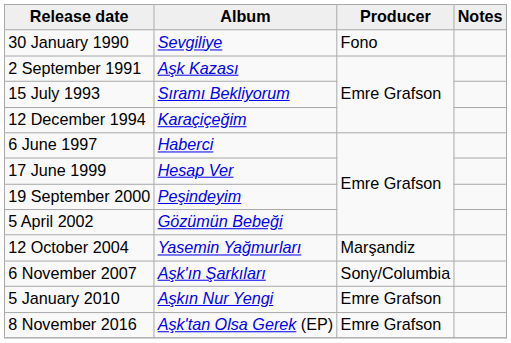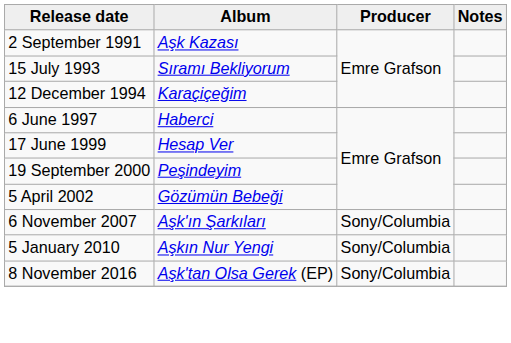- row: (68, 42)
- row: (68, 247)
(391, 299) Emre Grafson -> (395, 247) Sony/Columbia
(391, 324) Emre Grafson -> (395, 273) Sony/Columbia
